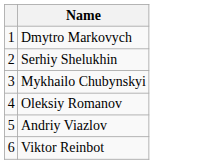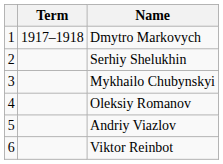+ column: (52, 15)
